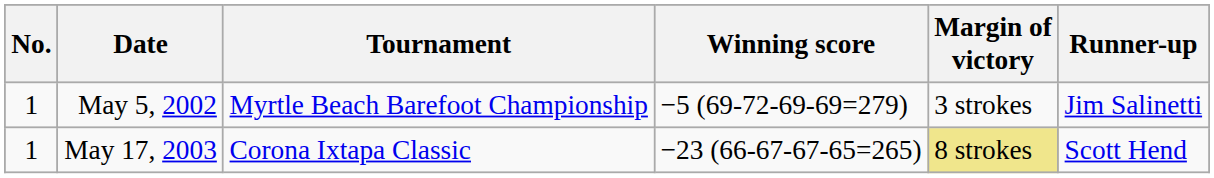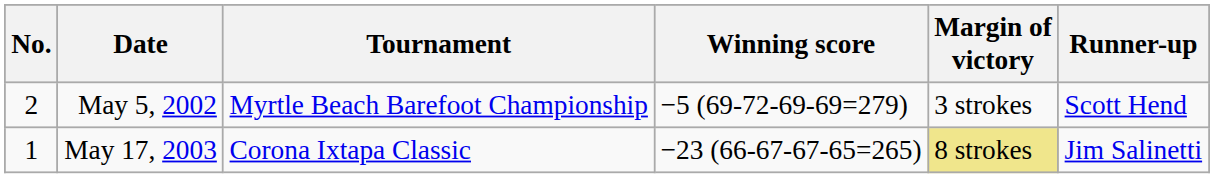(31, 104) 1 -> (31, 104) 2
(1133, 104) Jim Salinetti -> (1126, 104) Scott Hend
(1126, 149) Scott Hend -> (1133, 149) Jim Salinetti
